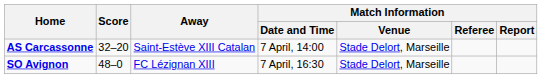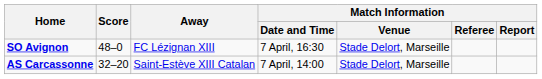rows swapped: (50, 47) <-> (38, 64)
